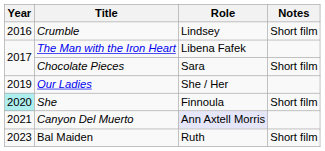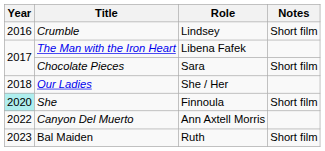(19, 84) 2019 -> (19, 84) 2018
(19, 119) 2021 -> (19, 119) 2022
(223, 119) lavender background -> (223, 119) no background
